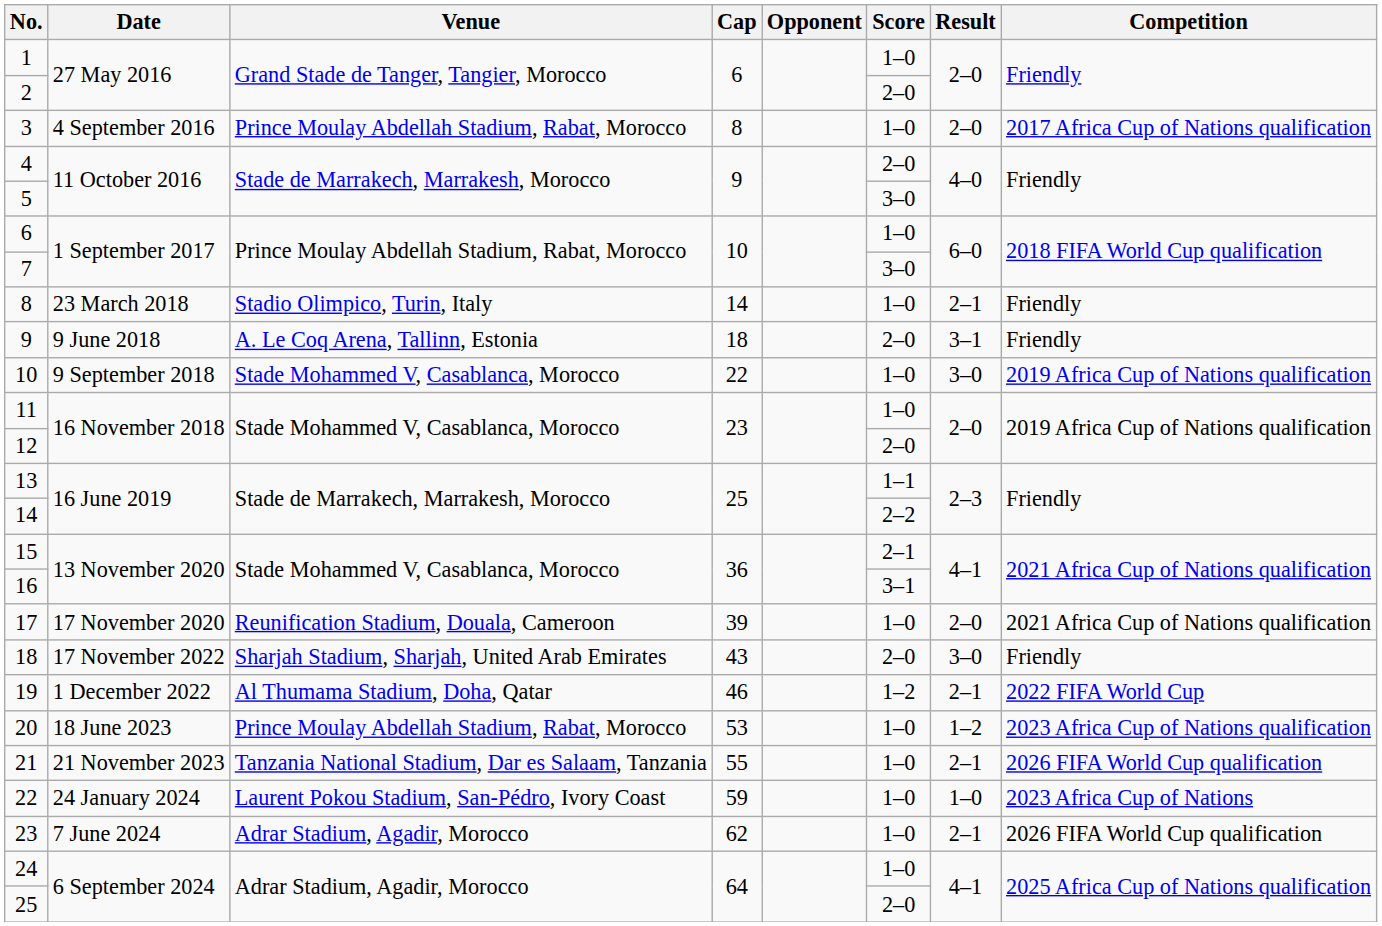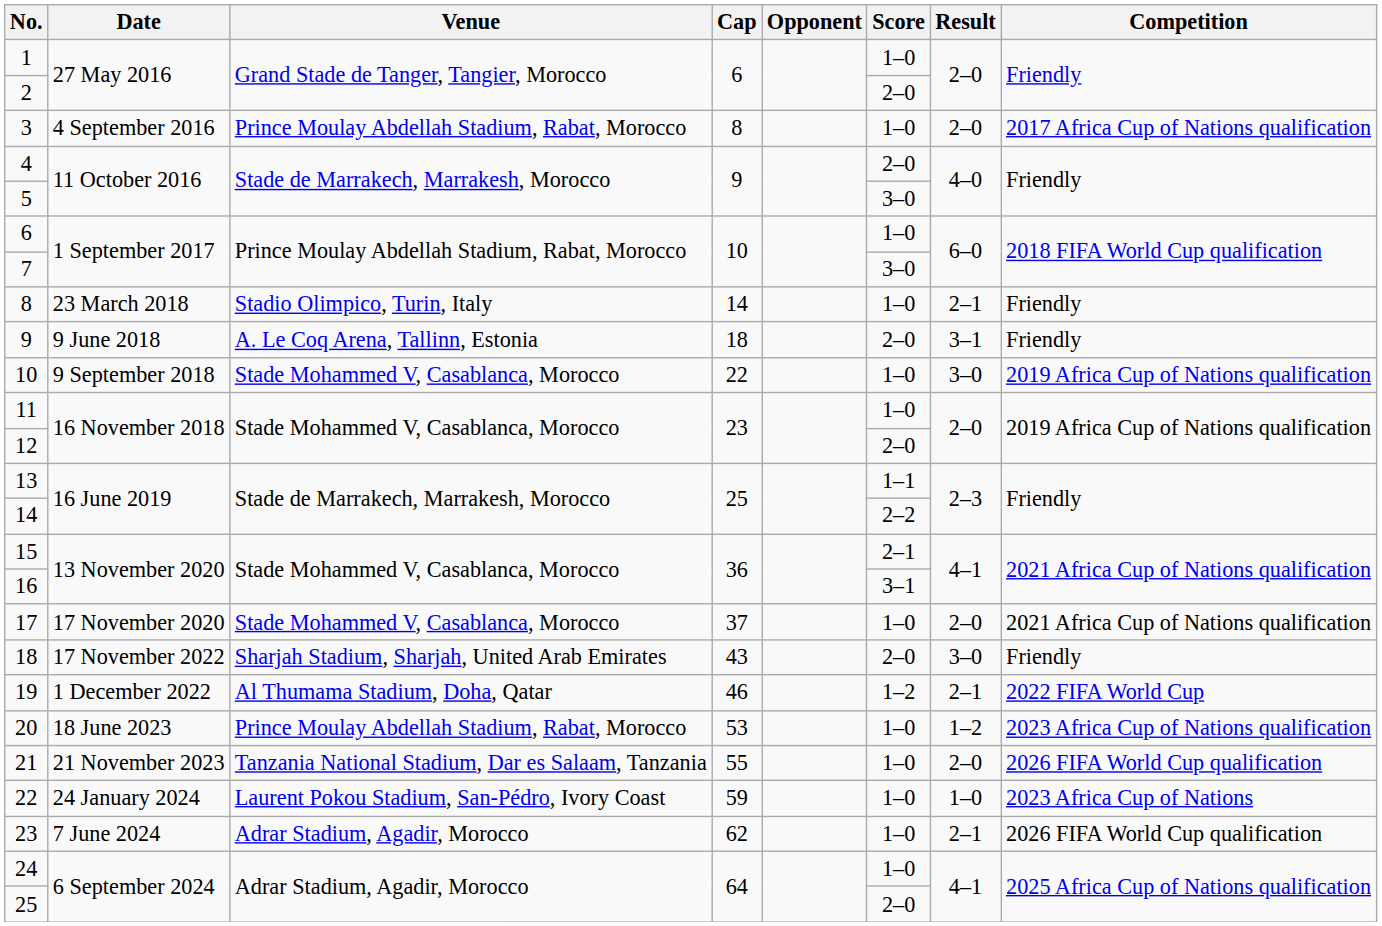(425, 621) Reunification Stadium, Douala, Cameroon -> (427, 621) Stade Mohammed V, Casablanca, Morocco
(737, 621) 39 -> (737, 621) 37
(965, 762) 2–1 -> (965, 762) 2–0
